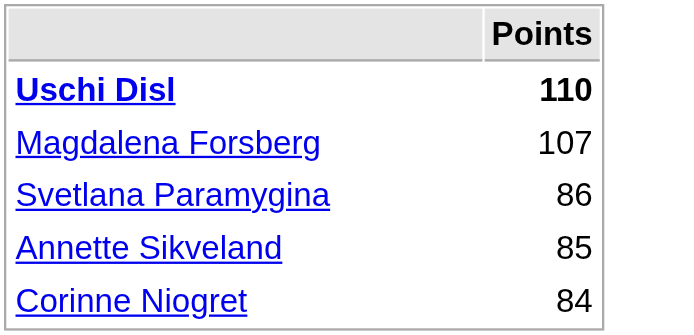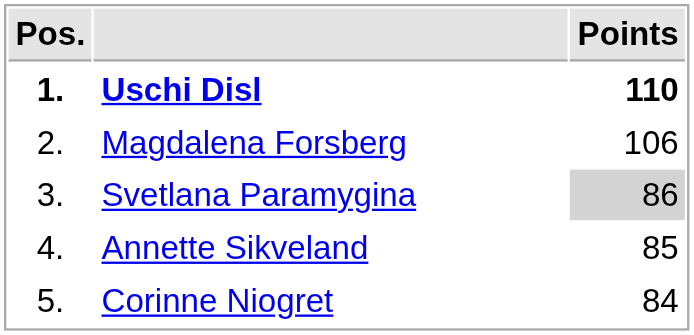+ column: (50, 34)
(565, 142) 107 -> (651, 142) 106
(574, 195) no background -> (660, 195) lightgrey background
